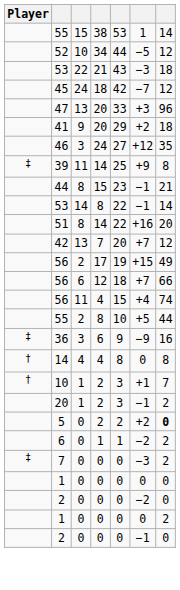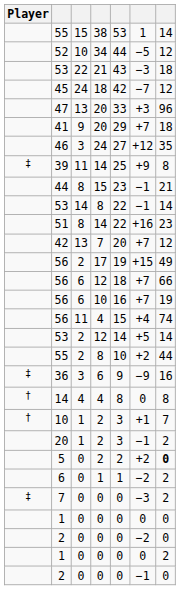(143, 127) +2 -> (143, 127) +7
(166, 224) 20 -> (166, 224) 23
+ row: (61, 300)
+ row: (61, 337)
(143, 319) +5 -> (143, 356) +2
